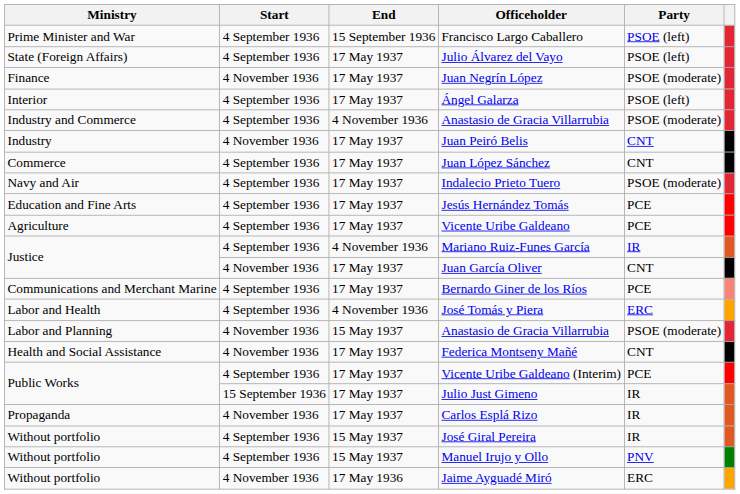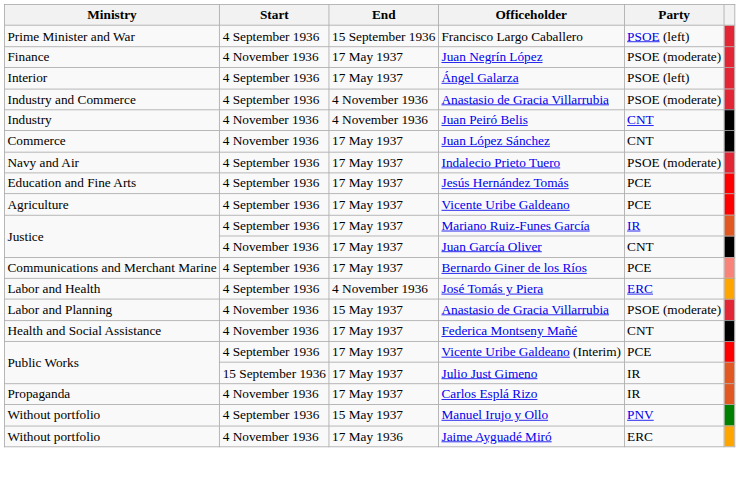- row: (67, 57)
(368, 141) 17 May 1937 -> (380, 120) 4 November 1936
(271, 162) 4 September 1936 -> (271, 141) 4 November 1936
(380, 246) 4 November 1936 -> (368, 225) 17 May 1937
- row: (54, 436)
